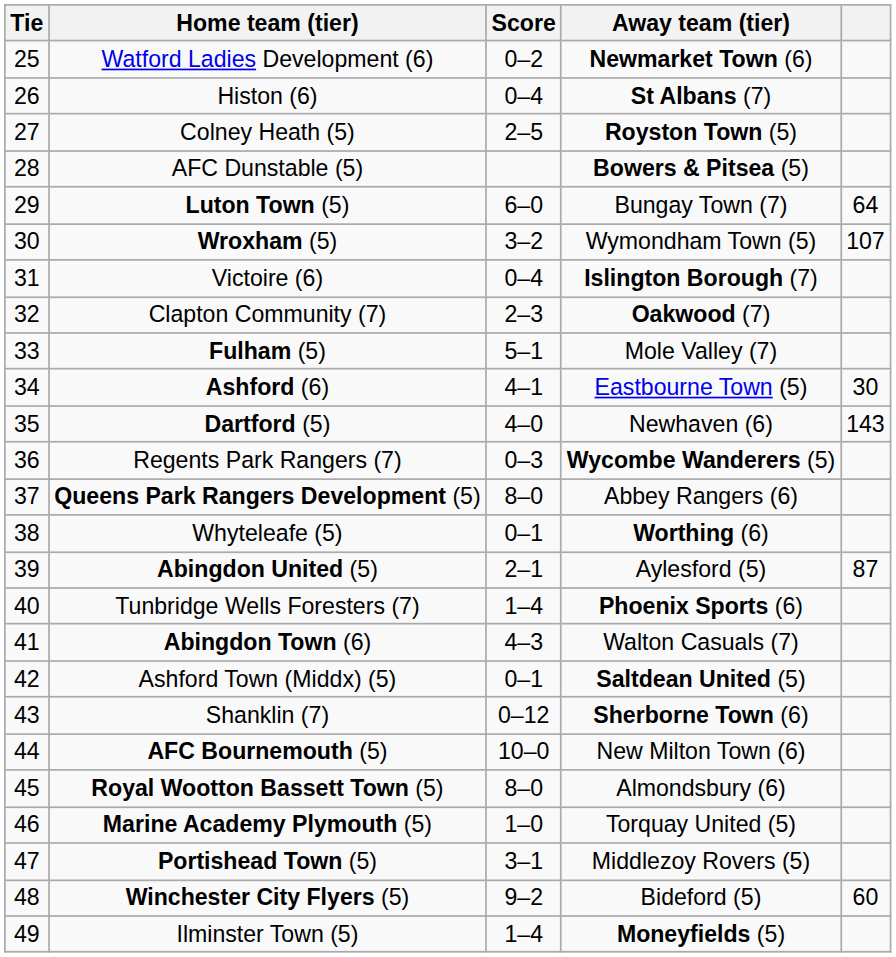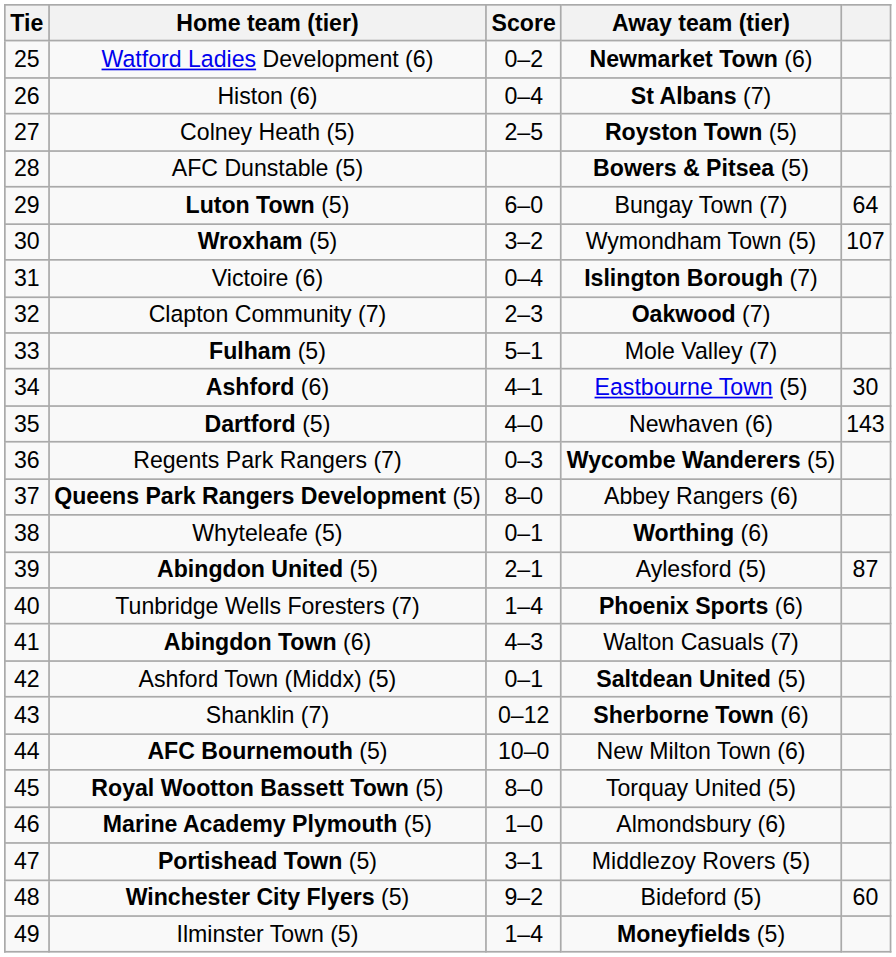(701, 788) Almondsbury (6) -> (701, 788) Torquay United (5)
(701, 824) Torquay United (5) -> (701, 824) Almondsbury (6)
